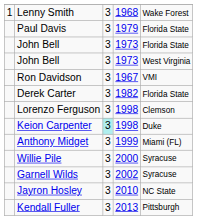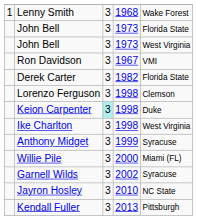- row: (42, 28)
+ row: (45, 126)
(162, 142) Miami (FL) -> (160, 142) Syracuse
(160, 159) Syracuse -> (162, 159) Miami (FL)
